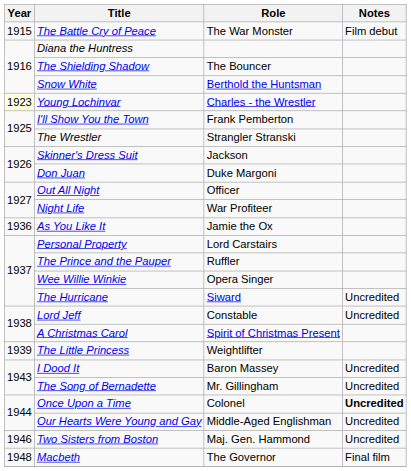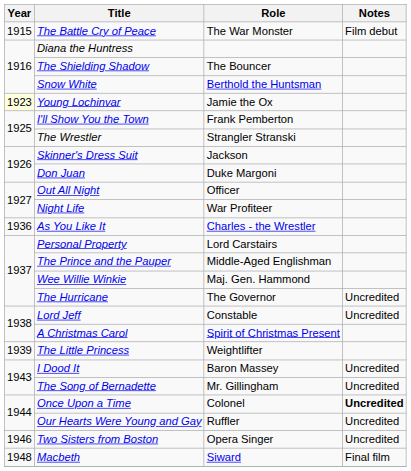(261, 102) Charles - the Wrestler -> (240, 102) Jamie the Ox
(240, 226) Jamie the Ox -> (261, 226) Charles - the Wrestler
(223, 262) Ruffler -> (269, 262) Middle-Aged Englishman
(240, 279) Opera Singer -> (258, 279) Maj. Gen. Hammond
(224, 297) Siward -> (241, 297) The Governor
(269, 421) Middle-Aged Englishman -> (223, 421) Ruffler
(258, 439) Maj. Gen. Hammond -> (240, 439) Opera Singer
(241, 457) The Governor -> (224, 457) Siward
